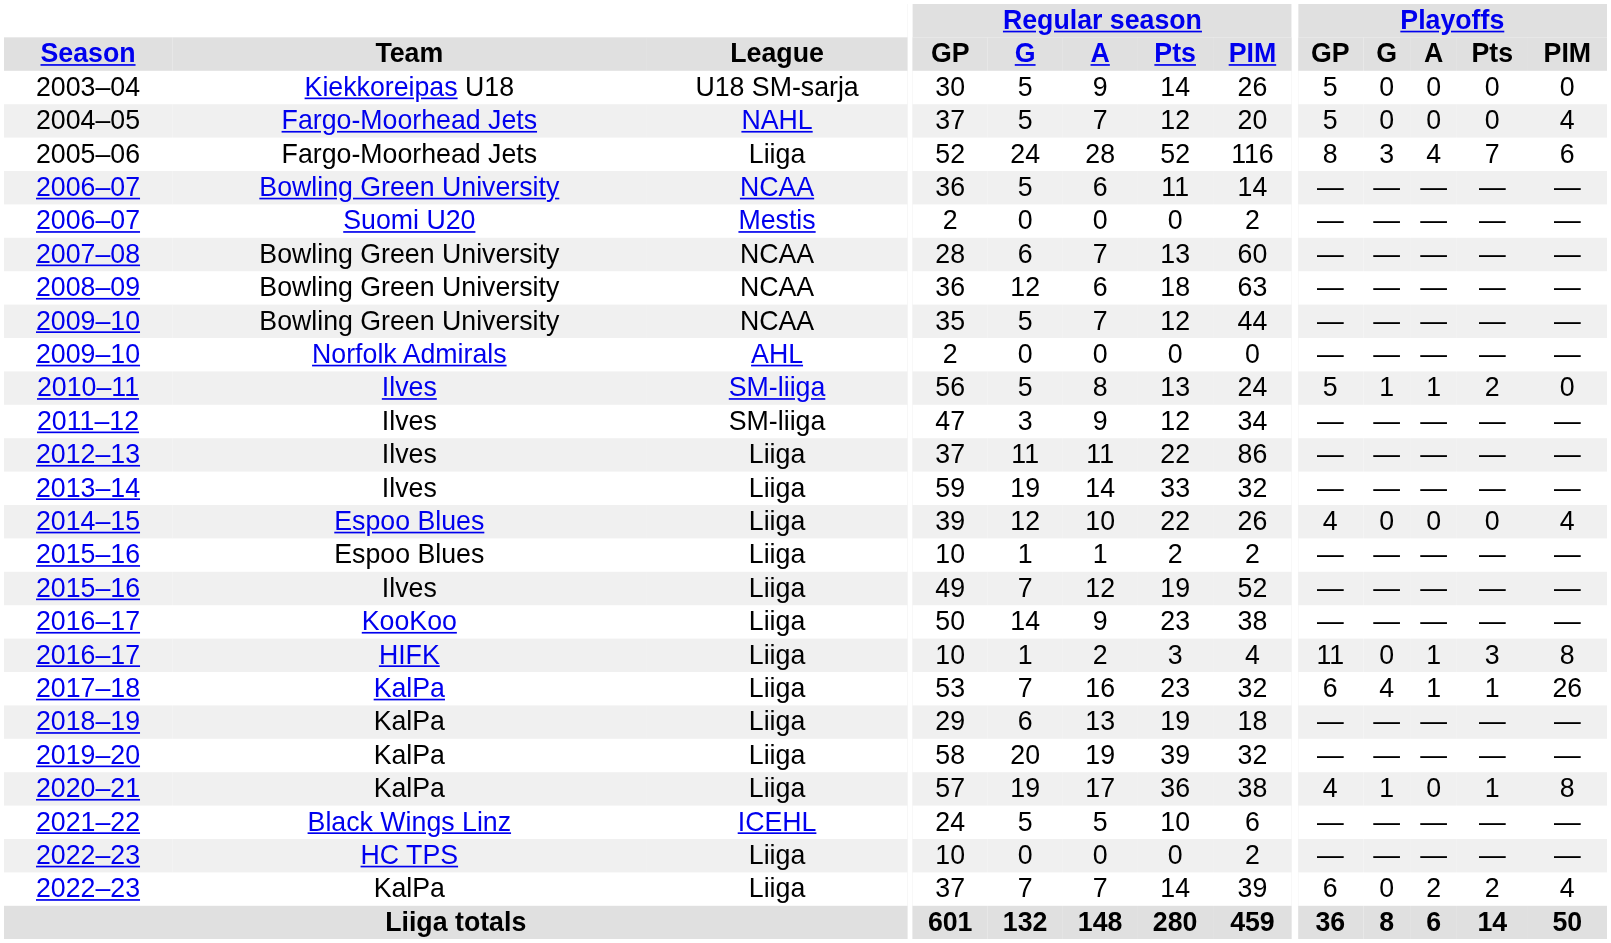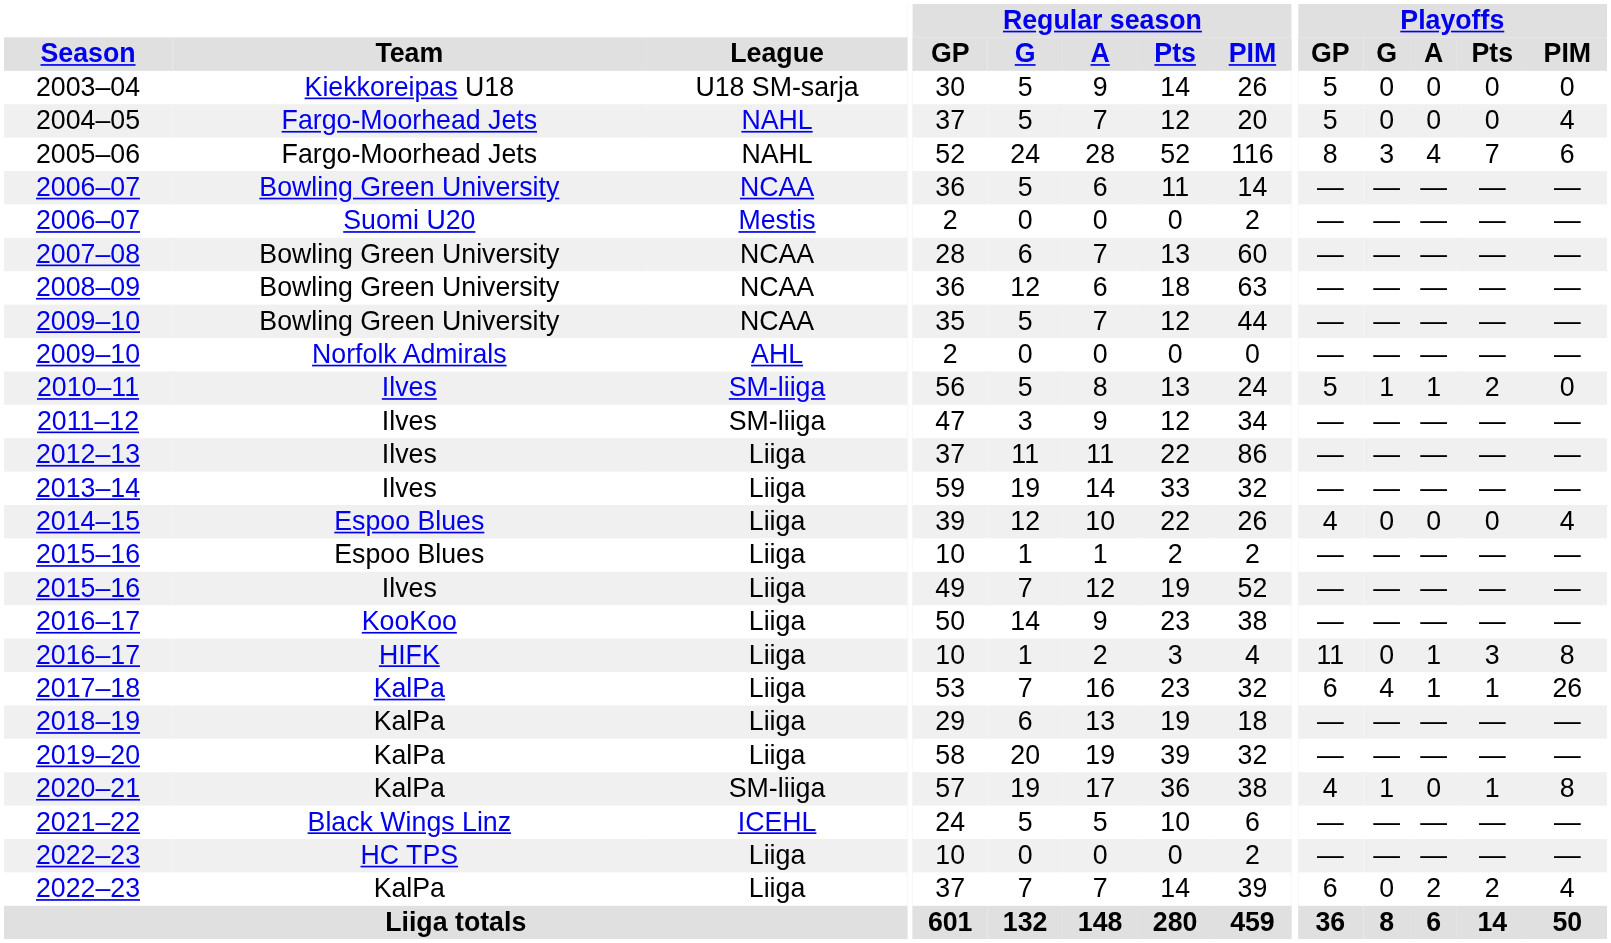(777, 153) Liiga -> (777, 153) NAHL
(777, 788) Liiga -> (777, 788) SM-liiga
